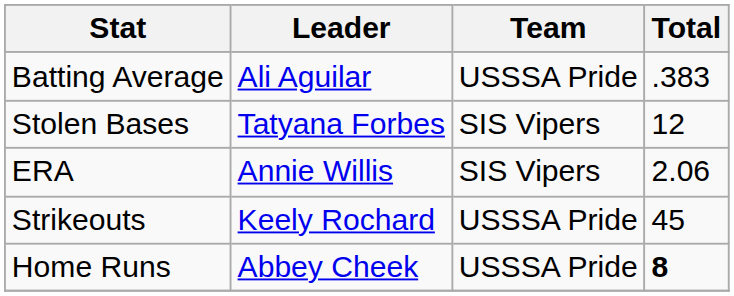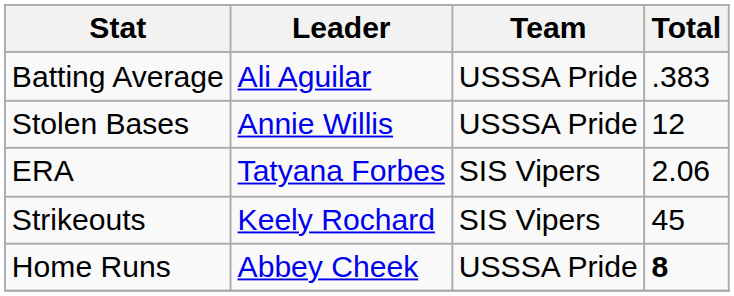(341, 123) Tatyana Forbes -> (315, 123) Annie Willis
(530, 123) SIS Vipers -> (548, 123) USSSA Pride
(315, 171) Annie Willis -> (341, 171) Tatyana Forbes
(548, 219) USSSA Pride -> (530, 219) SIS Vipers
